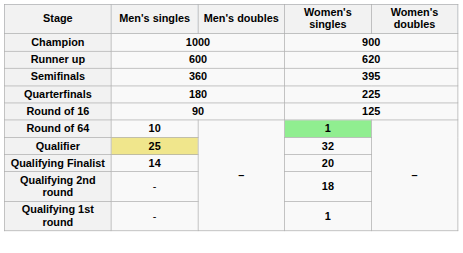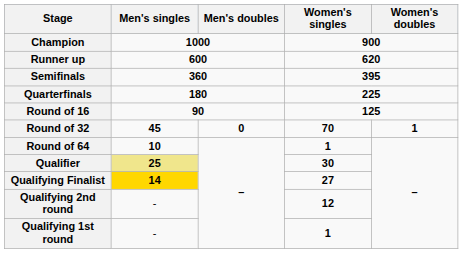+ row: (58, 128)
(328, 128) lightgreen background -> (328, 146) no background
(328, 146) 32 -> (328, 163) 30
(155, 163) no background -> (155, 180) gold background
(328, 163) 20 -> (328, 180) 27
(328, 186) 18 -> (328, 204) 12
